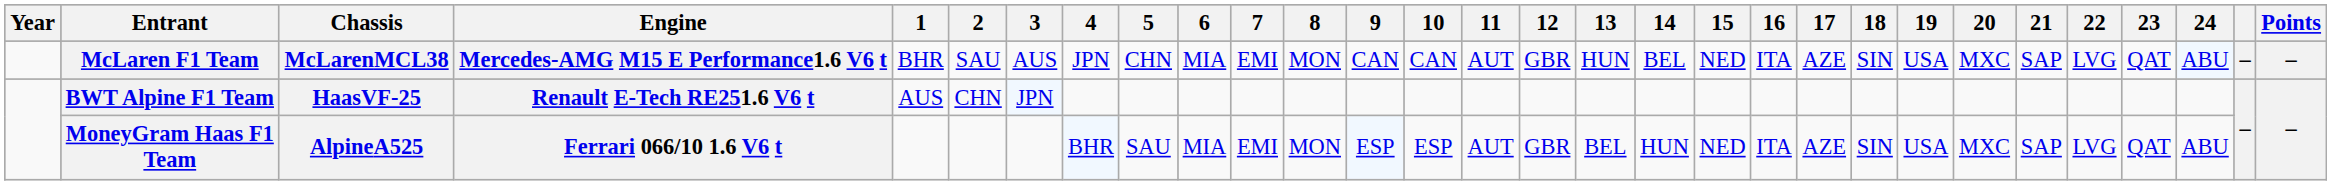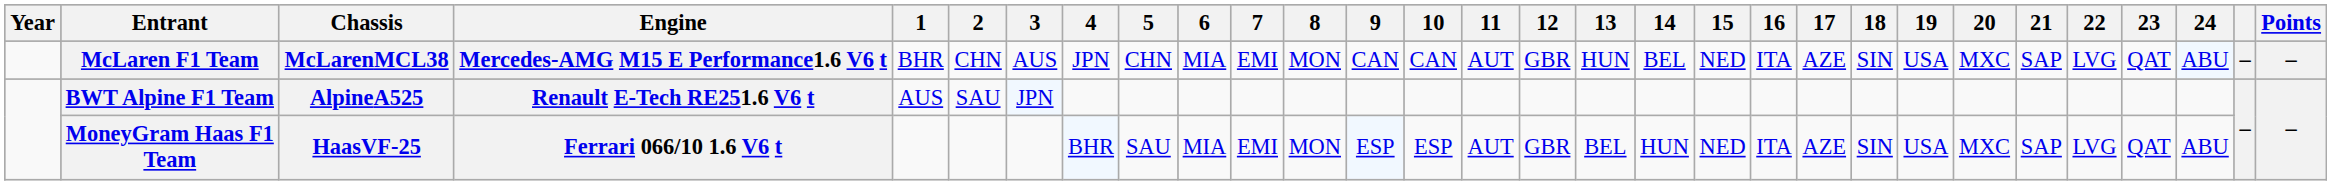(978, 59) SAU -> (978, 59) CHN
(367, 96) HaasVF-25 -> (367, 96) AlpineA525
(978, 96) CHN -> (978, 96) SAU
(367, 146) AlpineA525 -> (367, 146) HaasVF-25
